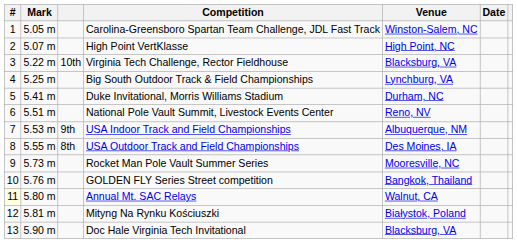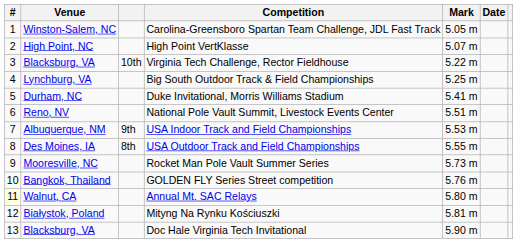columns swapped: (40, 12) <-> (431, 12)
